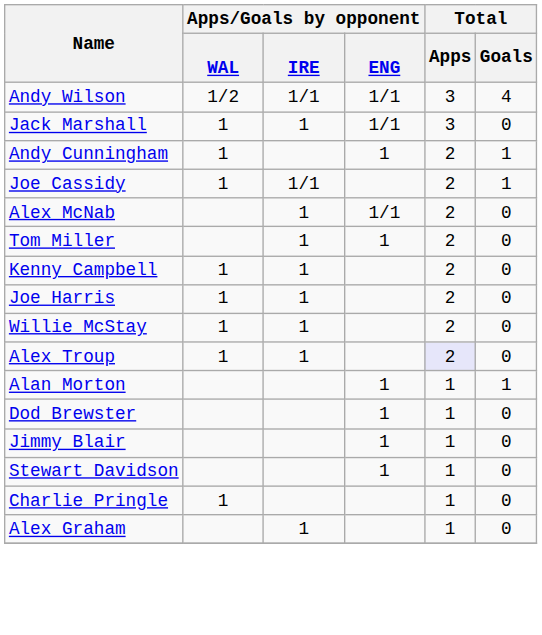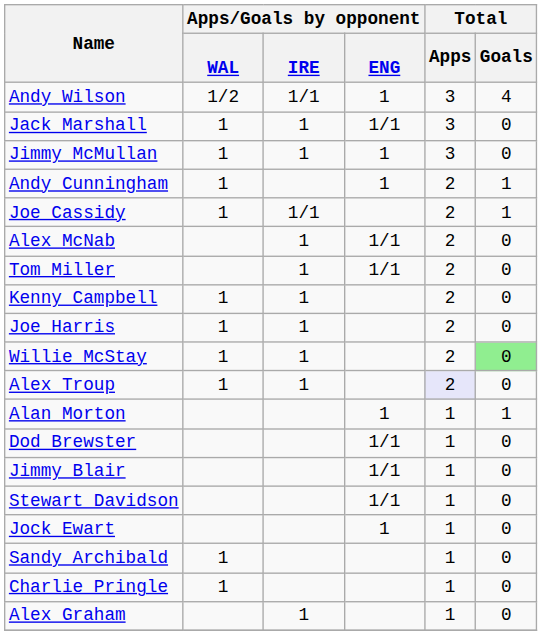(384, 97) 1/1 -> (384, 97) 1
+ row: (83, 155)
(384, 241) 1 -> (384, 270) 1/1
(506, 328) no background -> (506, 356) lightgreen background
(384, 414) 1 -> (384, 443) 1/1
(384, 443) 1 -> (384, 472) 1/1
(384, 472) 1 -> (384, 501) 1/1
+ row: (62, 529)
+ row: (88, 558)
